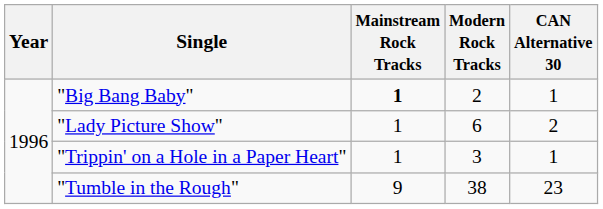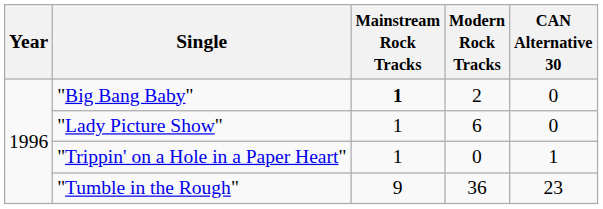(553, 94) 1 -> (553, 94) 0
(553, 125) 2 -> (553, 125) 0
(477, 156) 3 -> (477, 156) 0
(477, 187) 38 -> (477, 187) 36
